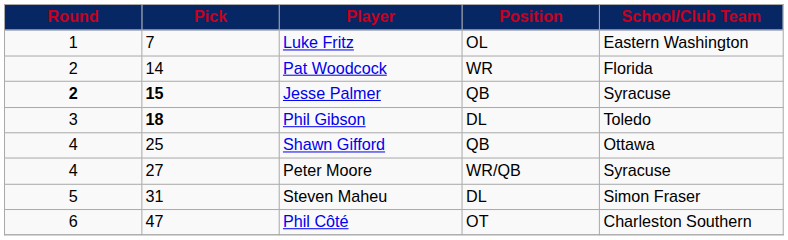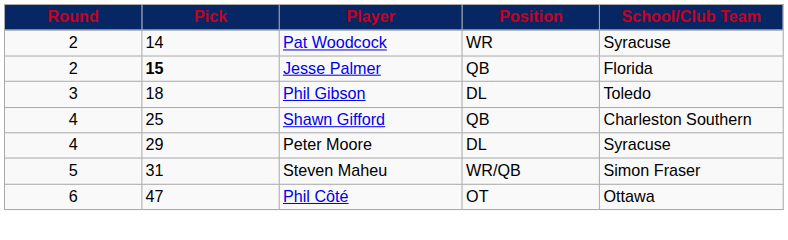- row: (318, 42)
(628, 68) Florida -> (637, 42) Syracuse
(73, 94) bold -> (73, 68) normal
(637, 94) Syracuse -> (628, 68) Florida
(155, 119) bold -> (155, 94) normal
(629, 145) Ottawa -> (678, 119) Charleston Southern
(155, 171) 27 -> (155, 145) 29
(493, 171) WR/QB -> (476, 145) DL
(476, 196) DL -> (493, 171) WR/QB
(678, 222) Charleston Southern -> (629, 196) Ottawa
